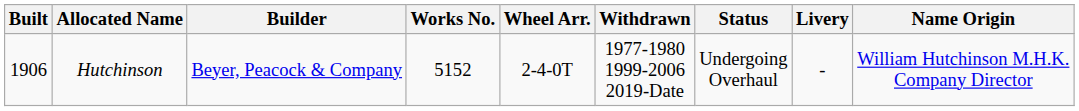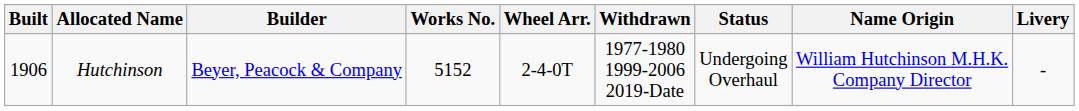columns swapped: (822, 19) <-> (963, 19)
